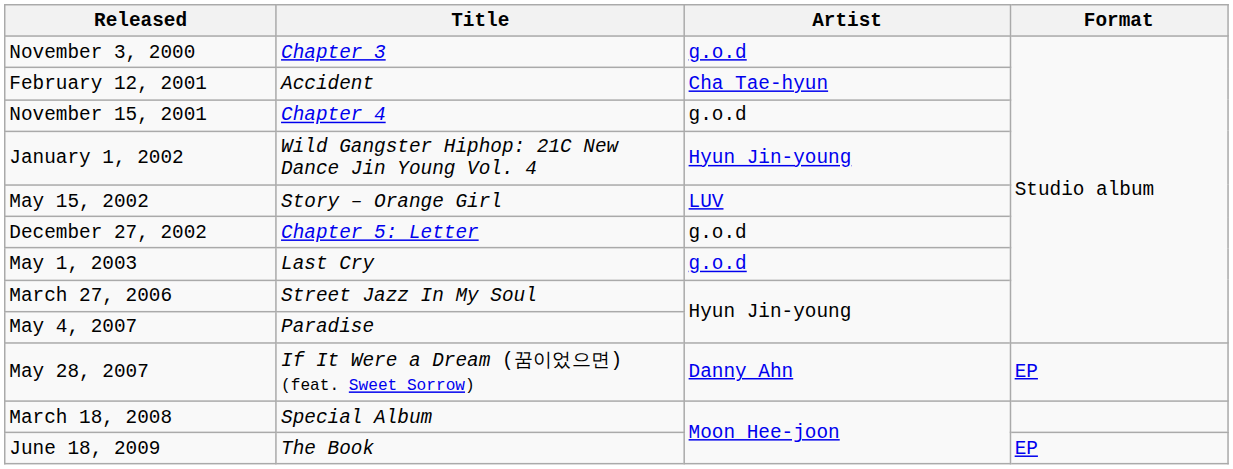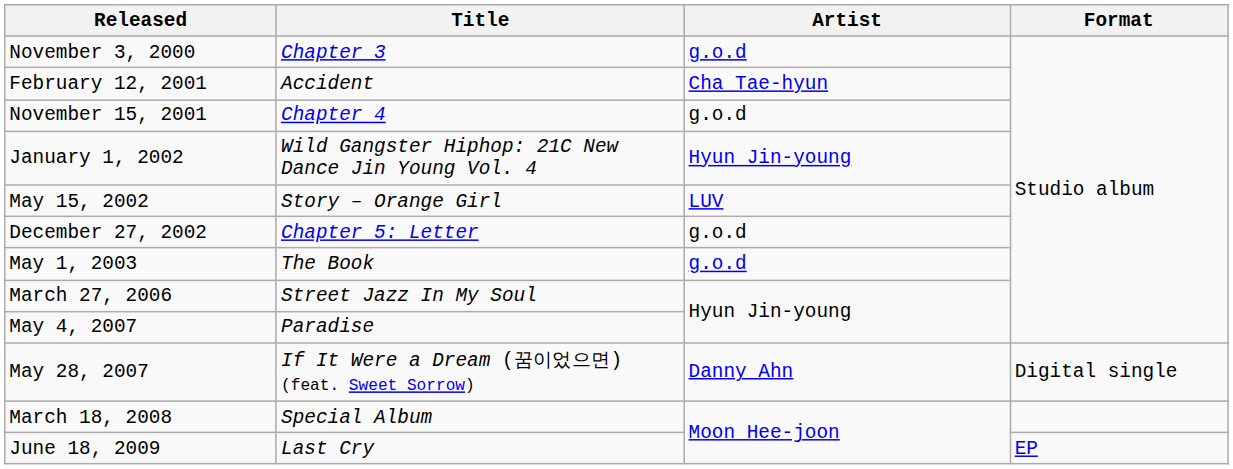(328, 264) Last Cry -> (328, 264) The Book
(1026, 372) EP -> (1096, 372) Digital single
(328, 449) The Book -> (328, 449) Last Cry
